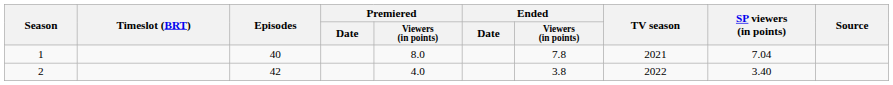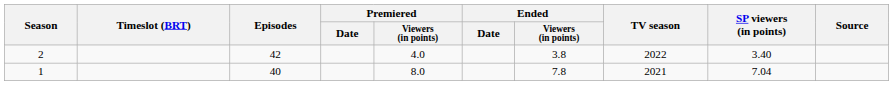rows swapped: (41, 54) <-> (41, 71)
